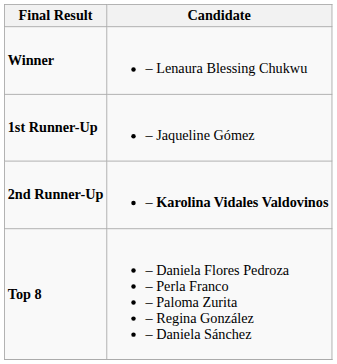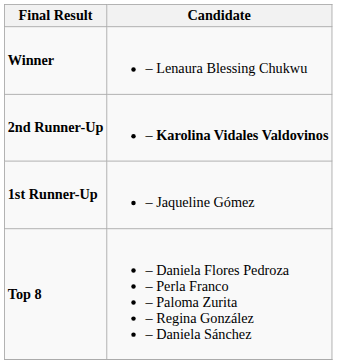rows swapped: (53, 127) <-> (56, 194)
